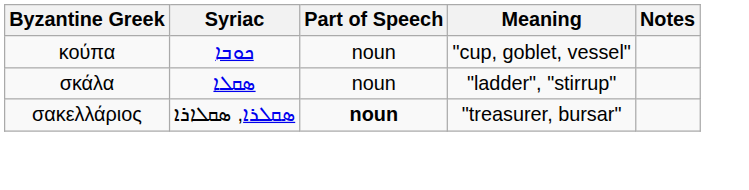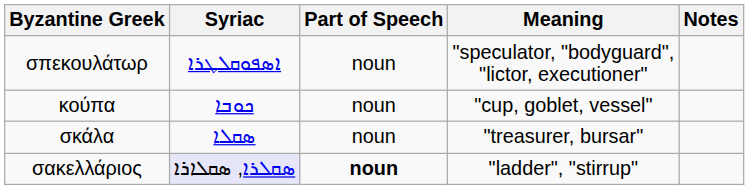+ row: (87, 62)
(542, 83) "ladder", "stirrup" -> (563, 136) "treasurer, bursar"
(235, 114) no background -> (235, 168) lavender background
(542, 114) "treasurer, bursar" -> (563, 168) "ladder", "stirrup"
